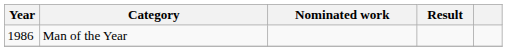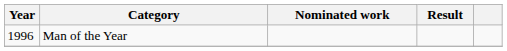(21, 35) 1986 -> (21, 35) 1996
